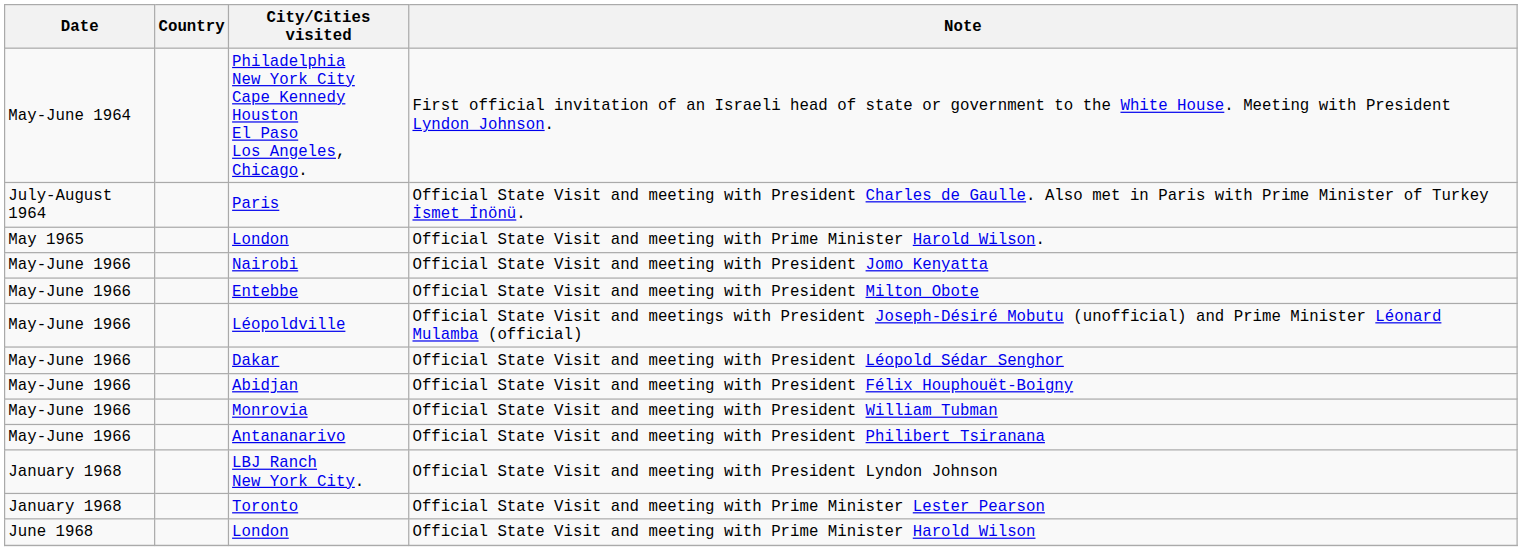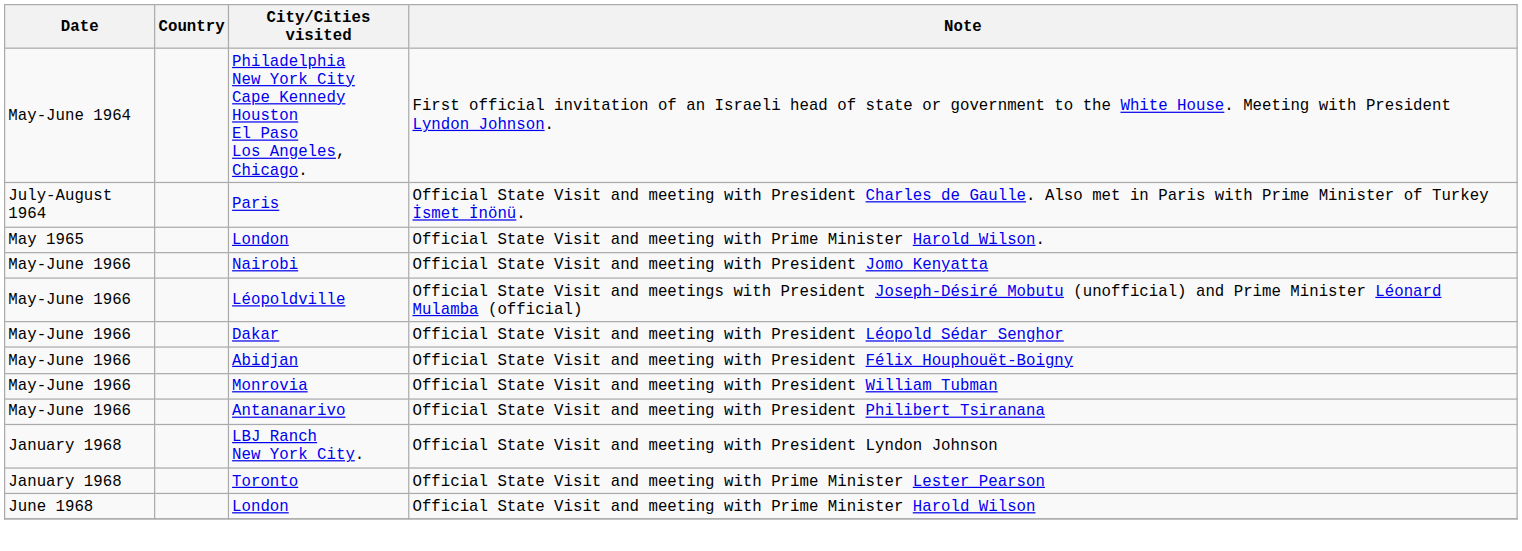- row: (696, 291)
